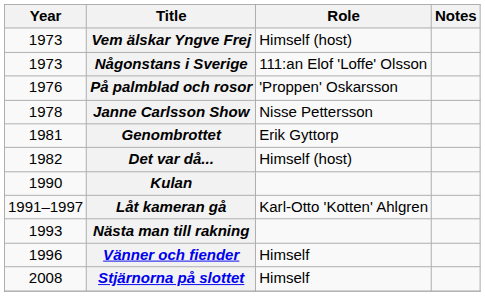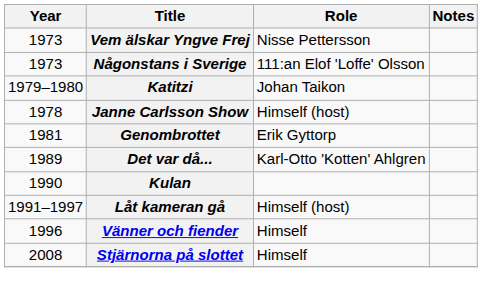(306, 40) Himself (host) -> (314, 40) Nisse Pettersson
- row: (171, 87)
+ row: (170, 87)
(316, 111) Nisse Pettersson -> (303, 111) Himself (host)
(46, 159) 1982 -> (46, 159) 1989
(306, 159) Himself (host) -> (341, 159) Karl-Otto 'Kotten' Ahlgren
(344, 207) Karl-Otto 'Kotten' Ahlgren -> (303, 207) Himself (host)
- row: (171, 231)
